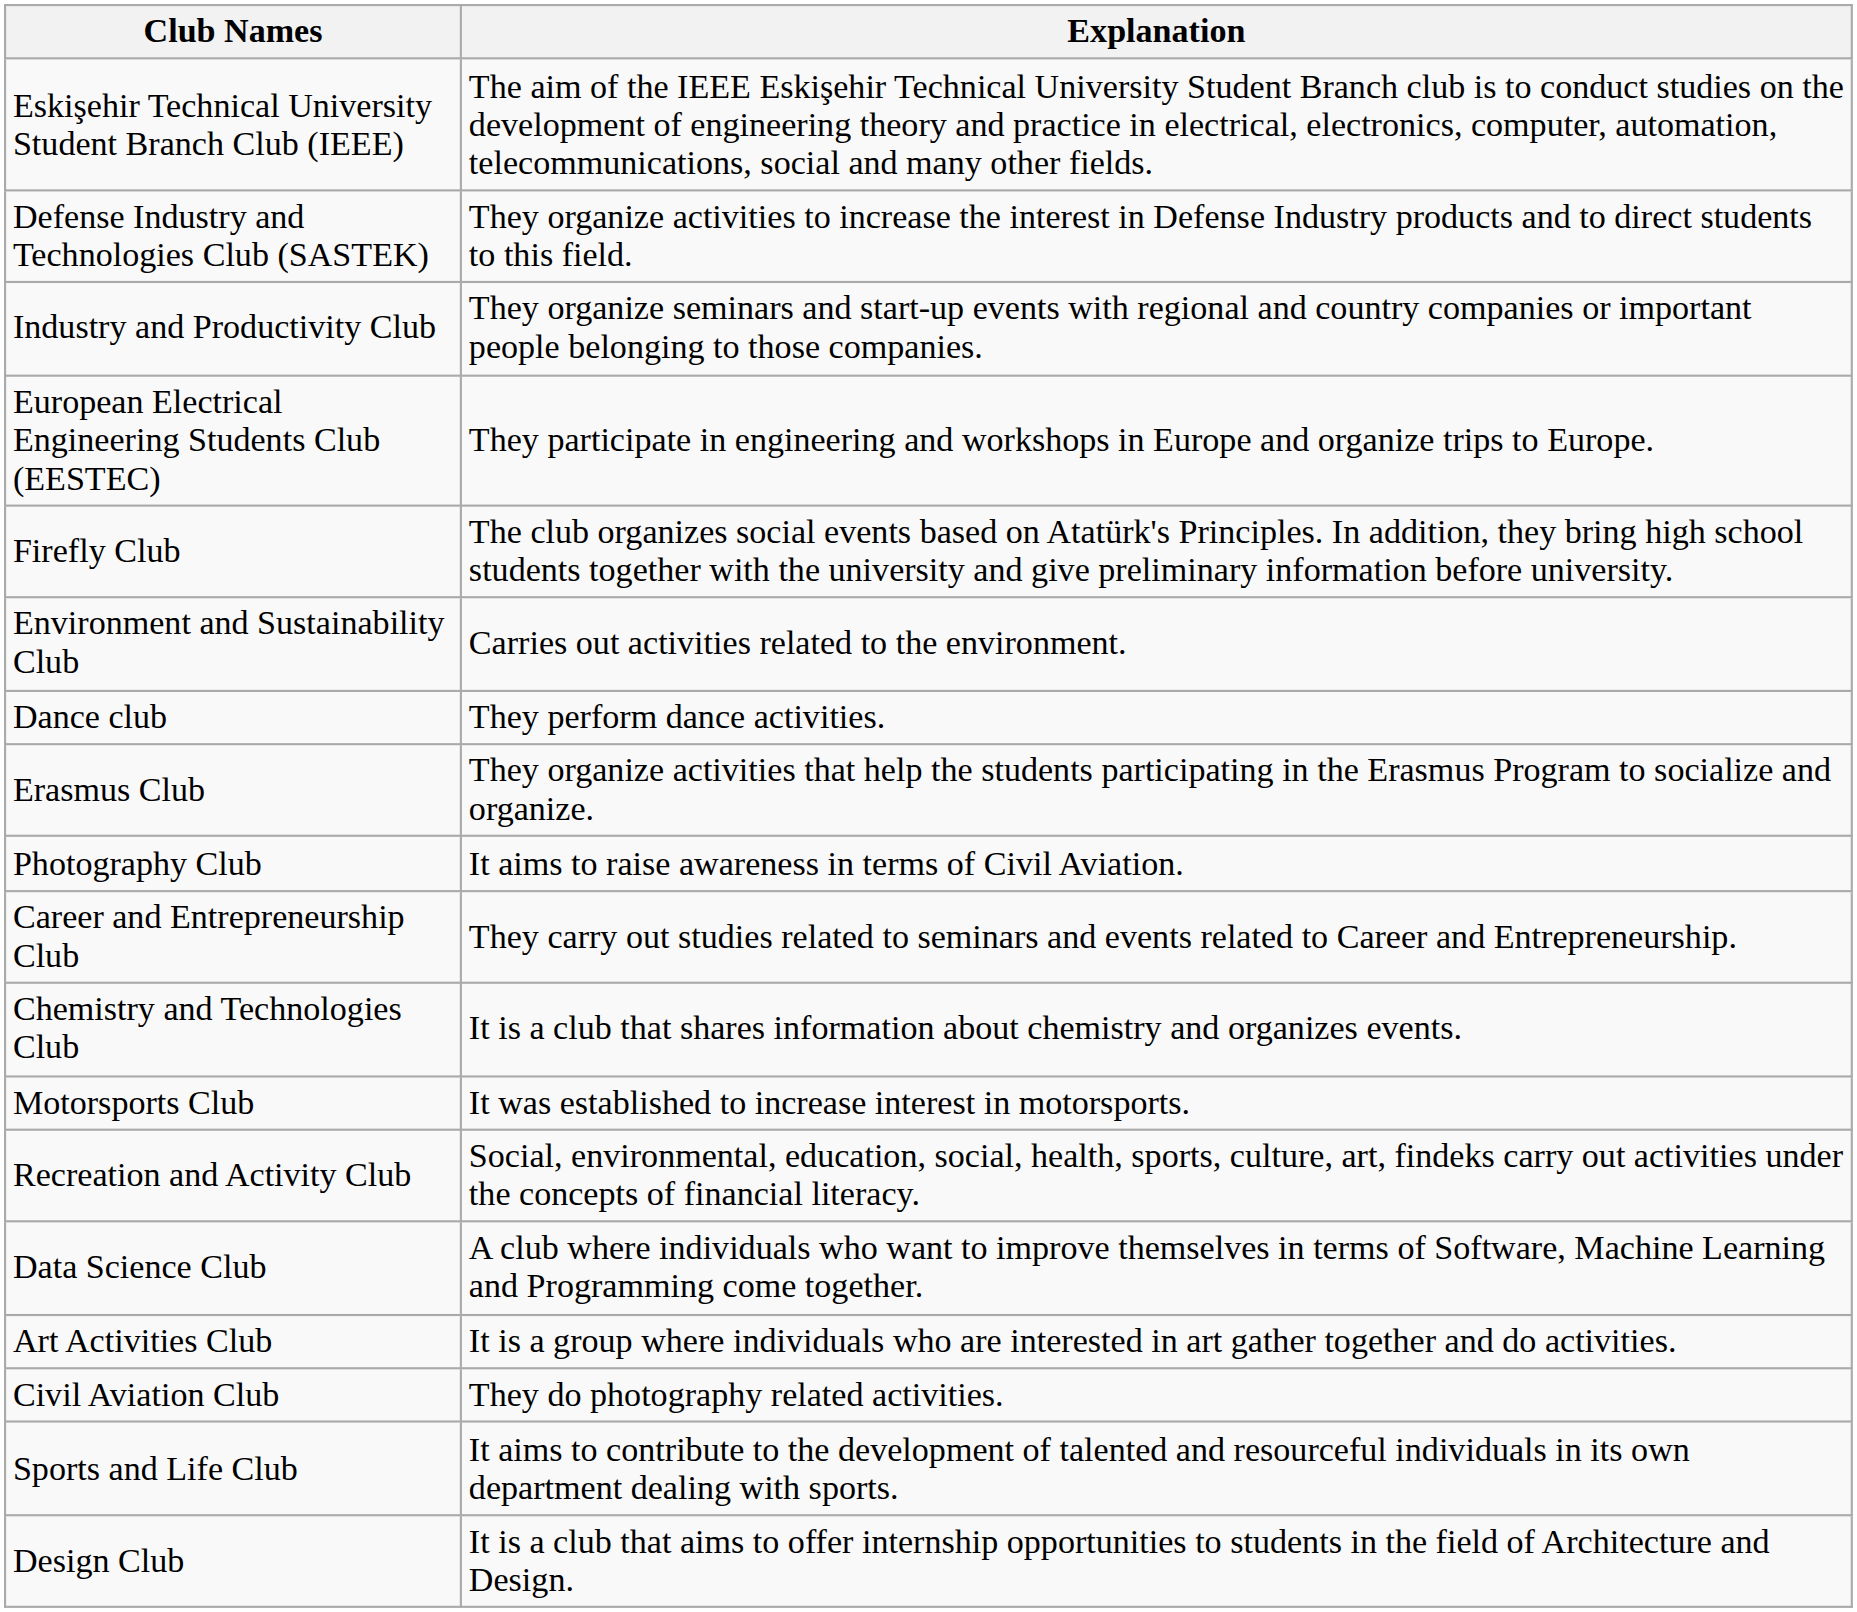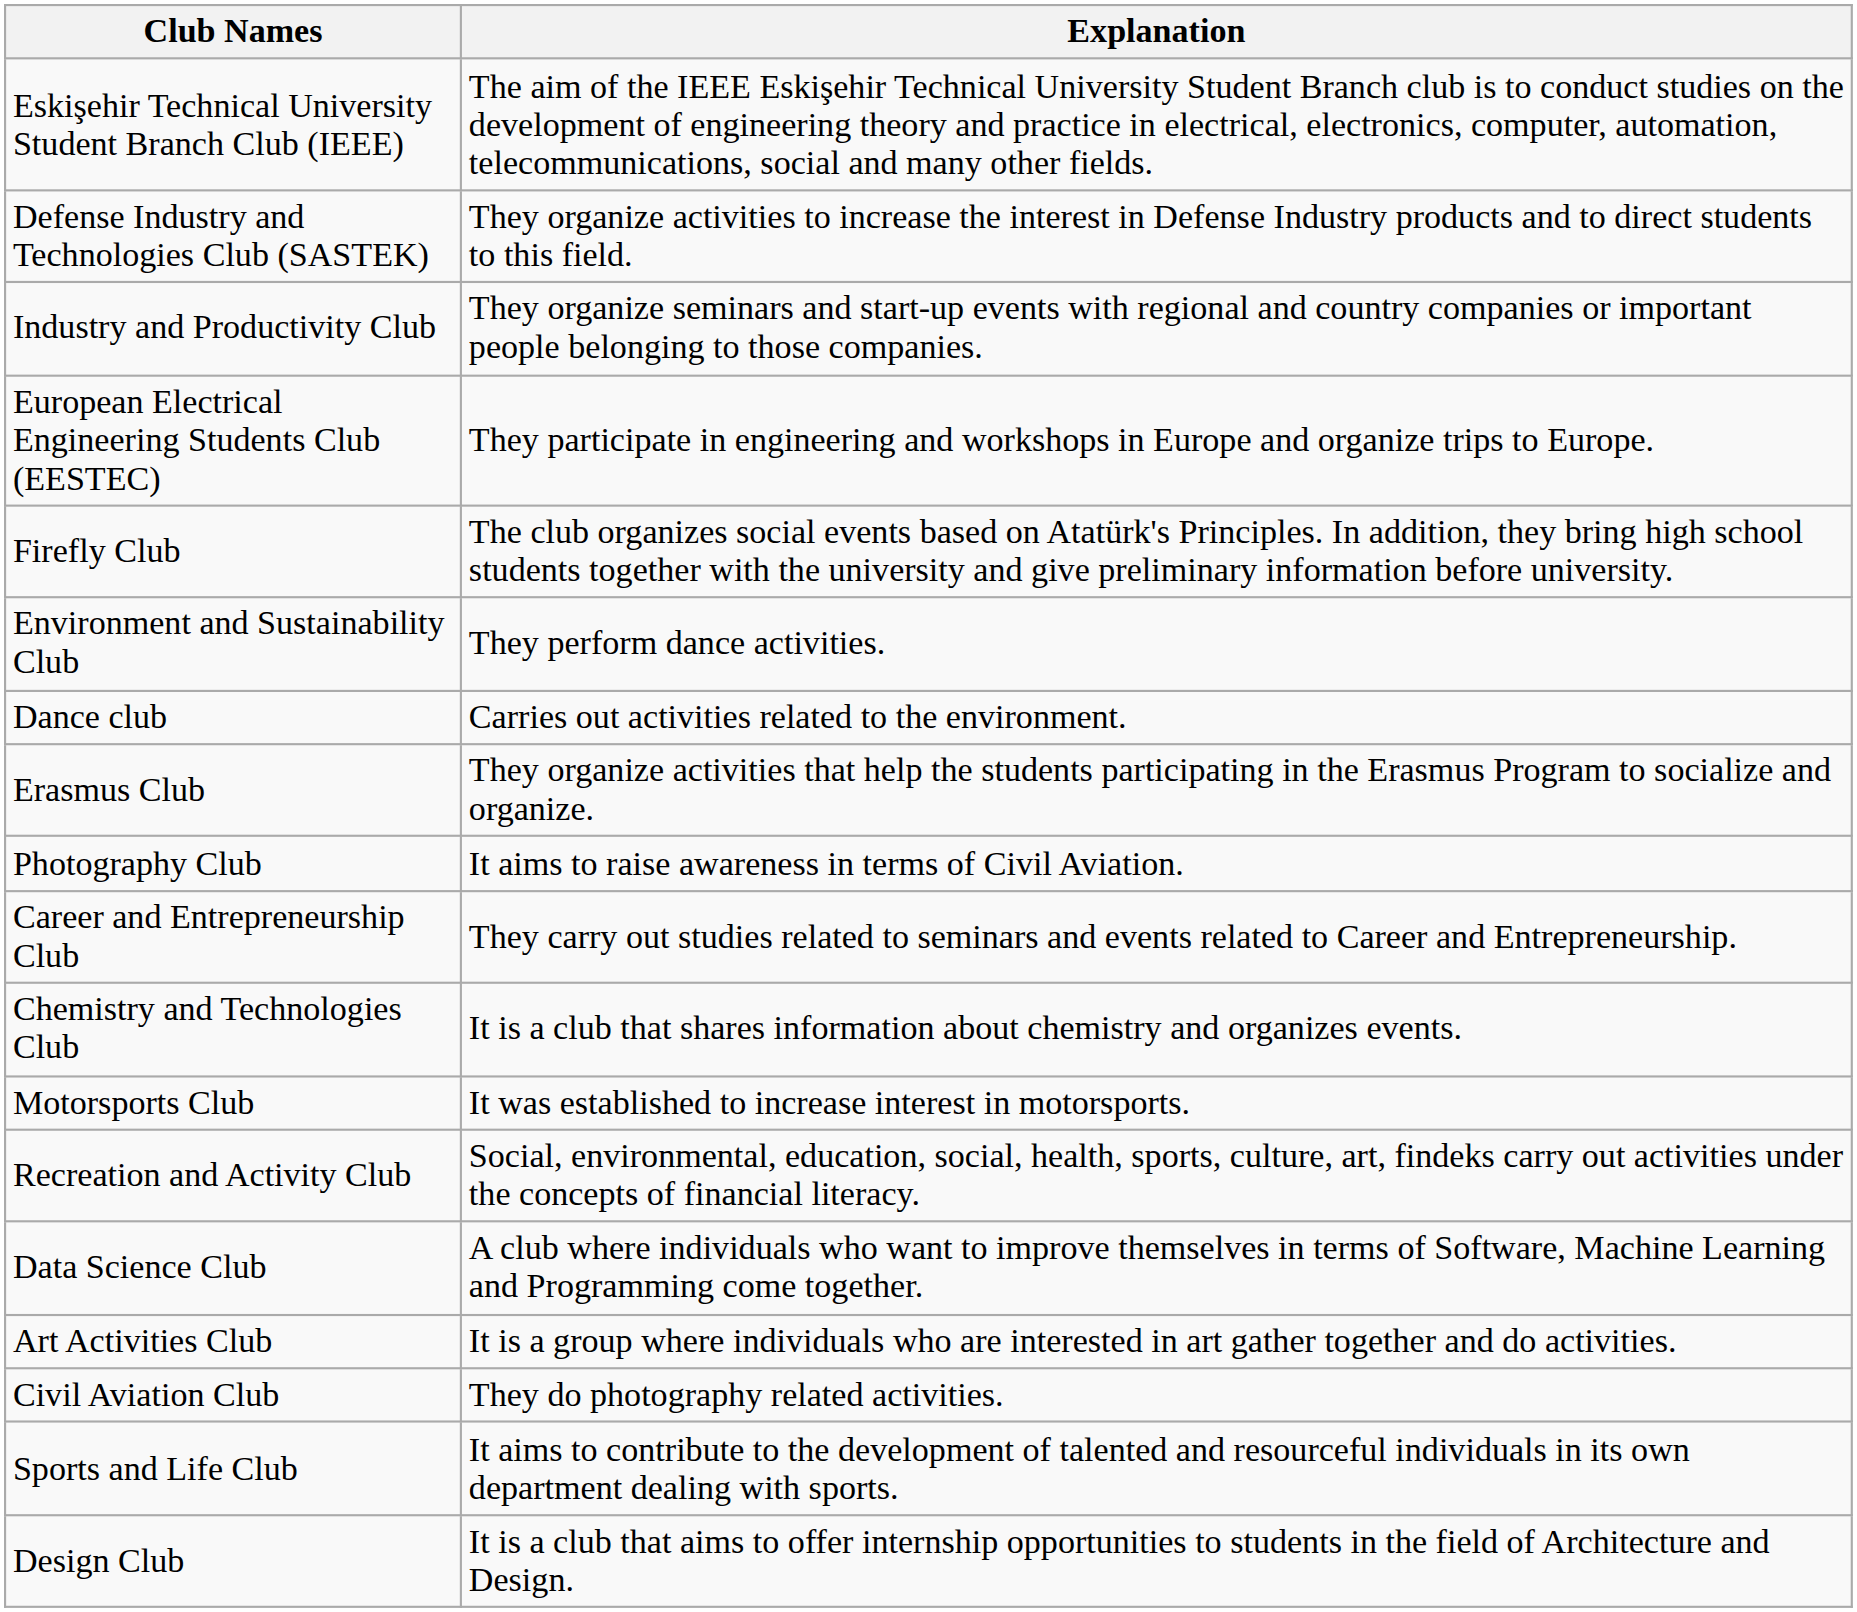(798, 643) Carries out activities related to the environment. -> (677, 643) They perform dance activities.
(677, 716) They perform dance activities. -> (798, 716) Carries out activities related to the environment.
